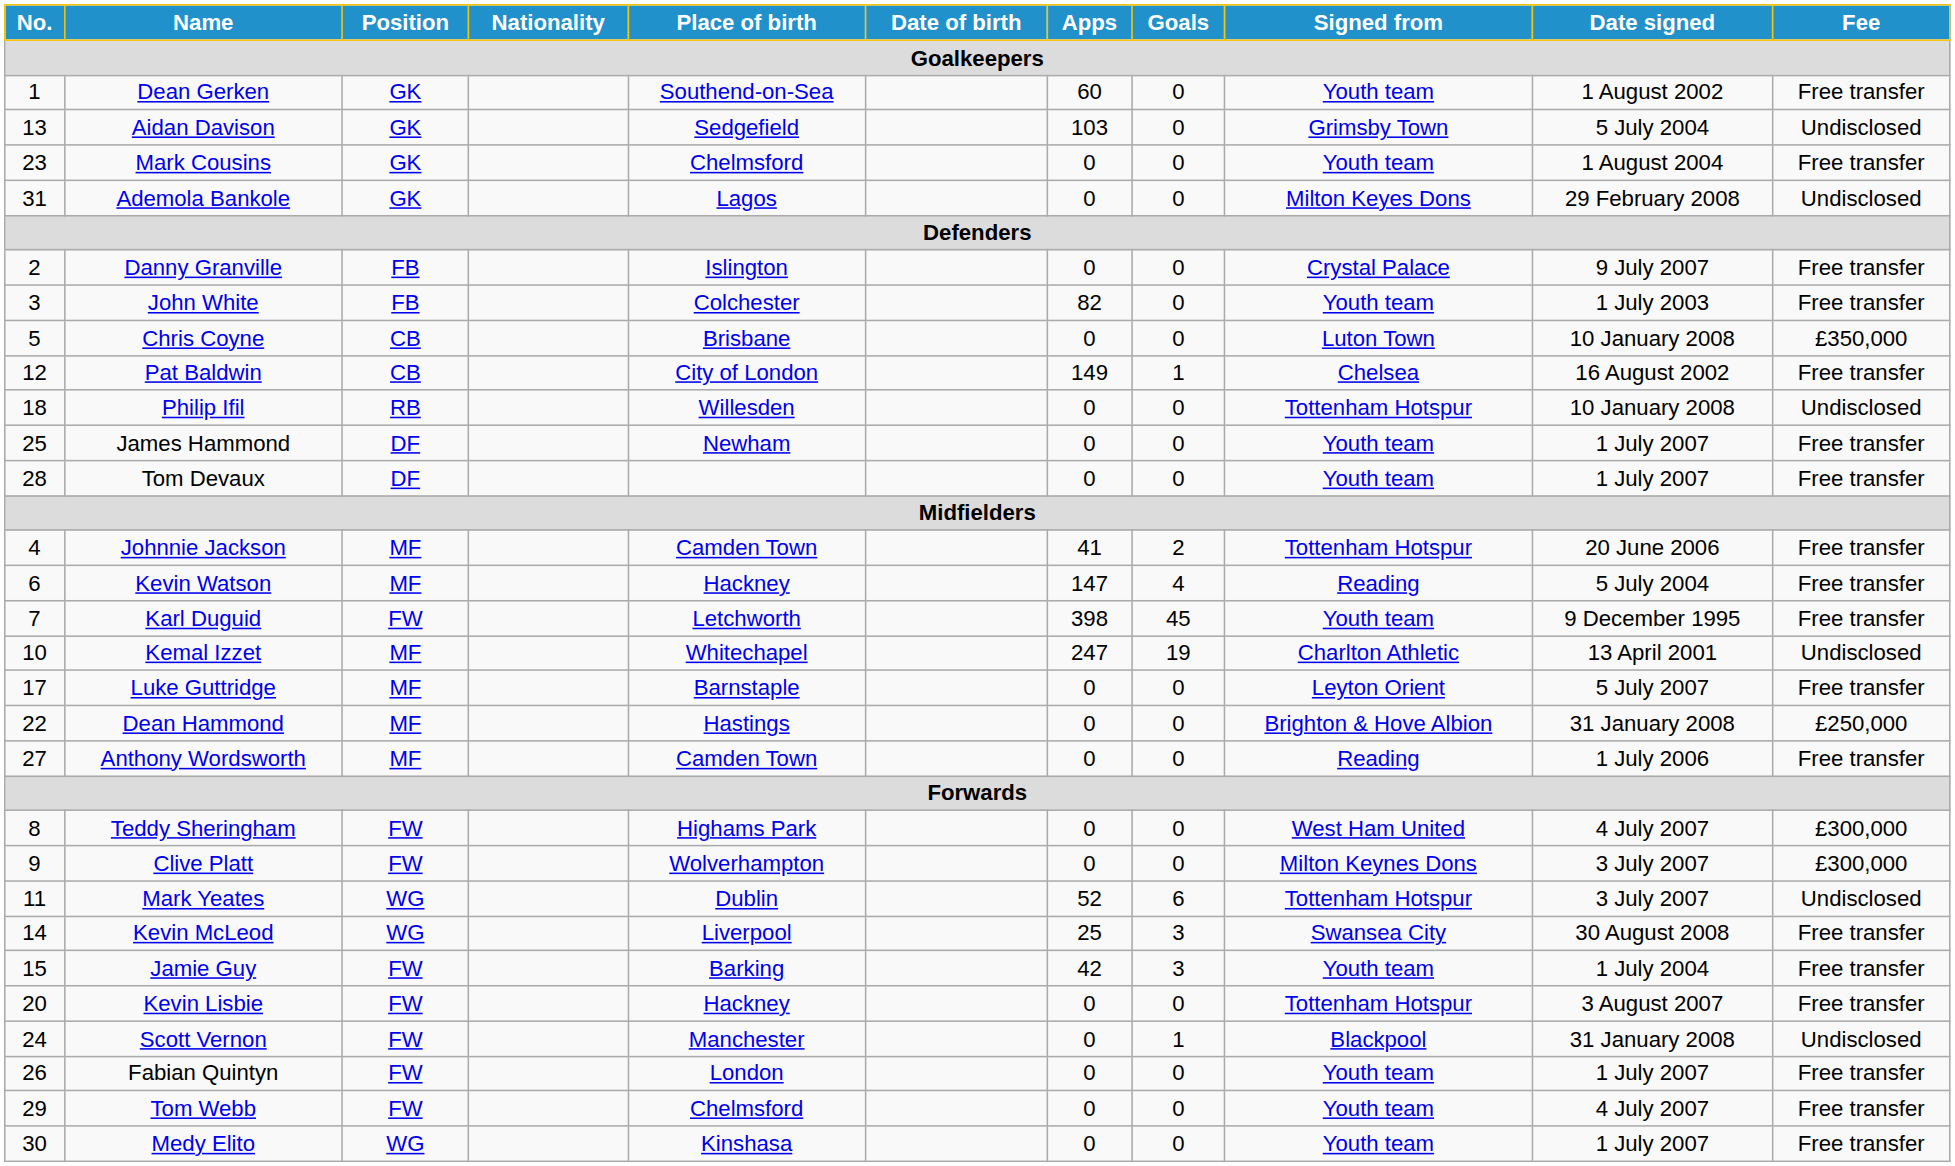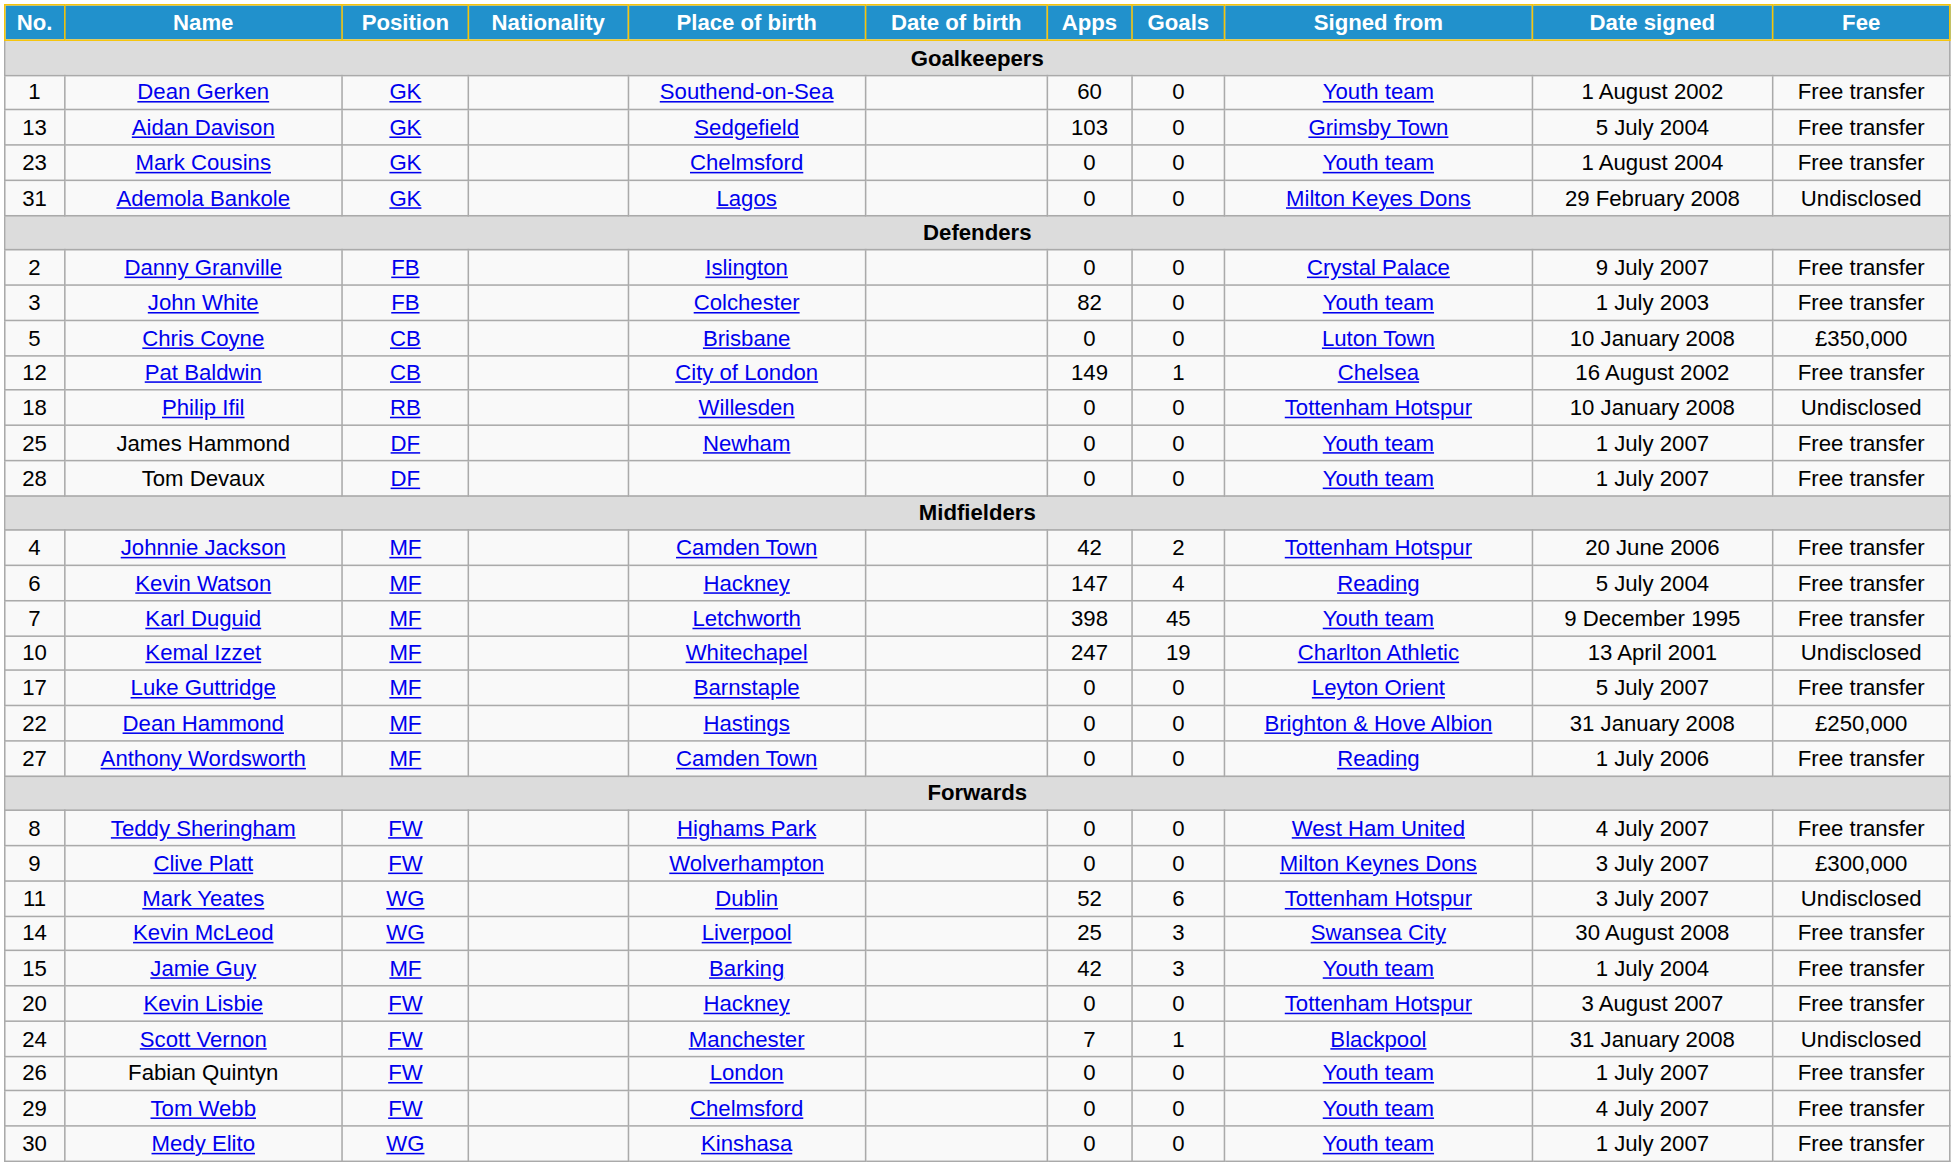(1861, 128) Undisclosed -> (1861, 128) Free transfer
(1089, 548) 41 -> (1089, 548) 42
(405, 618) FW -> (405, 618) MF
(1861, 828) £300,000 -> (1861, 828) Free transfer
(405, 969) FW -> (405, 969) MF
(1089, 1039) 0 -> (1089, 1039) 7
